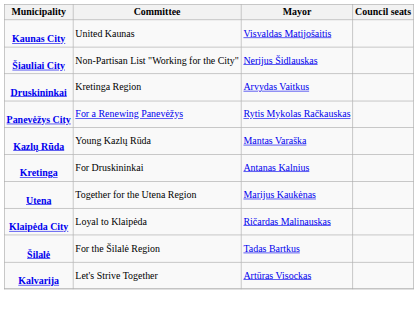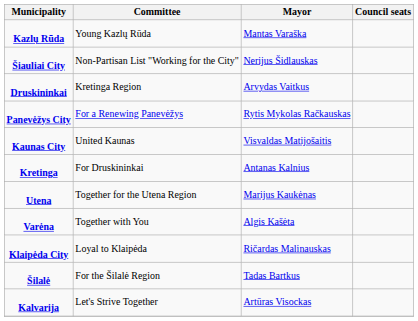rows swapped: (39, 39) <-> (39, 146)
+ row: (39, 227)
